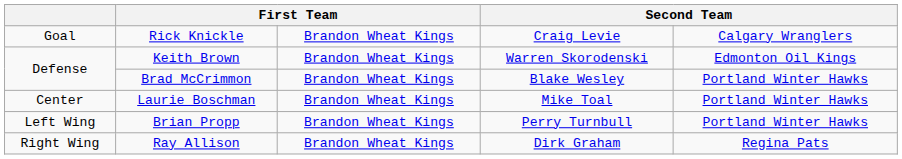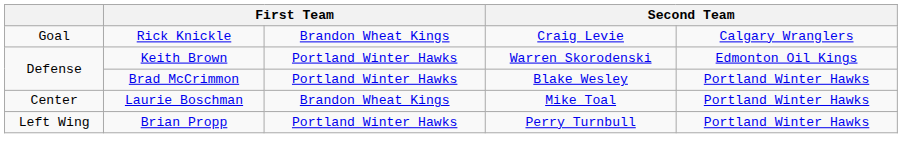(379, 58) Brandon Wheat Kings -> (375, 58) Portland Winter Hawks
(379, 79) Brandon Wheat Kings -> (375, 79) Portland Winter Hawks
(379, 122) Brandon Wheat Kings -> (375, 122) Portland Winter Hawks
- row: (196, 144)
